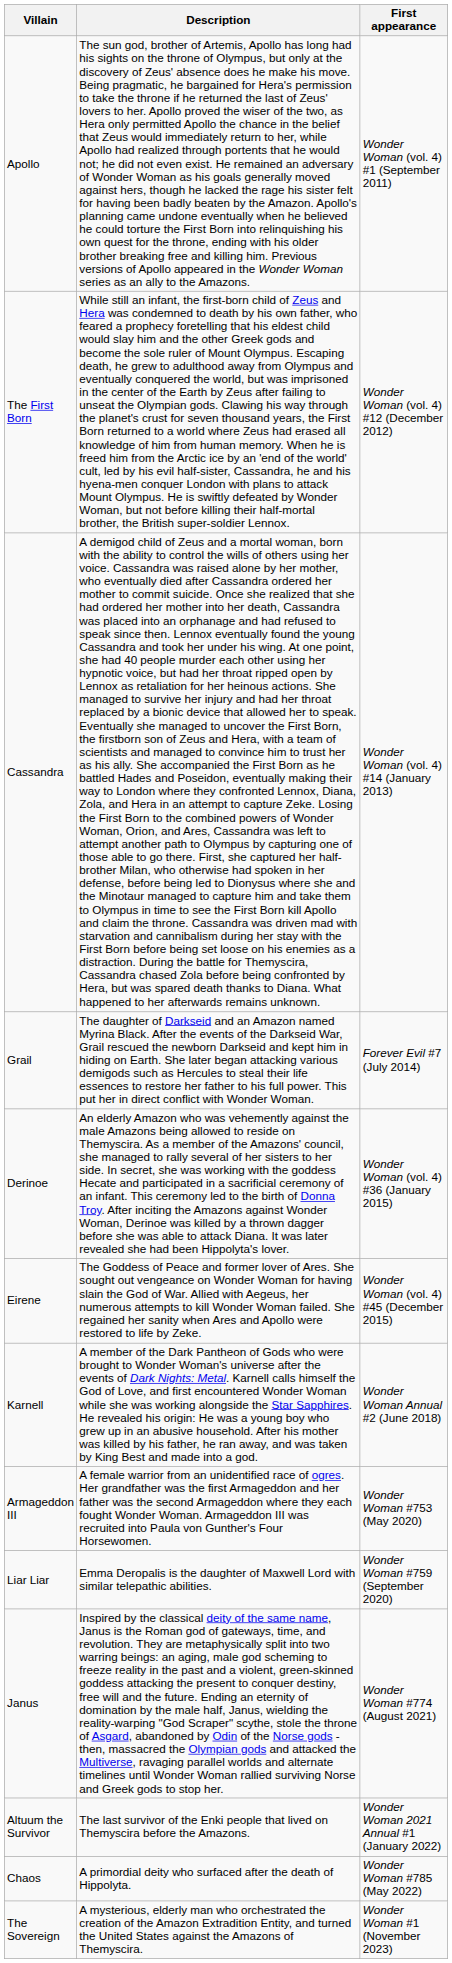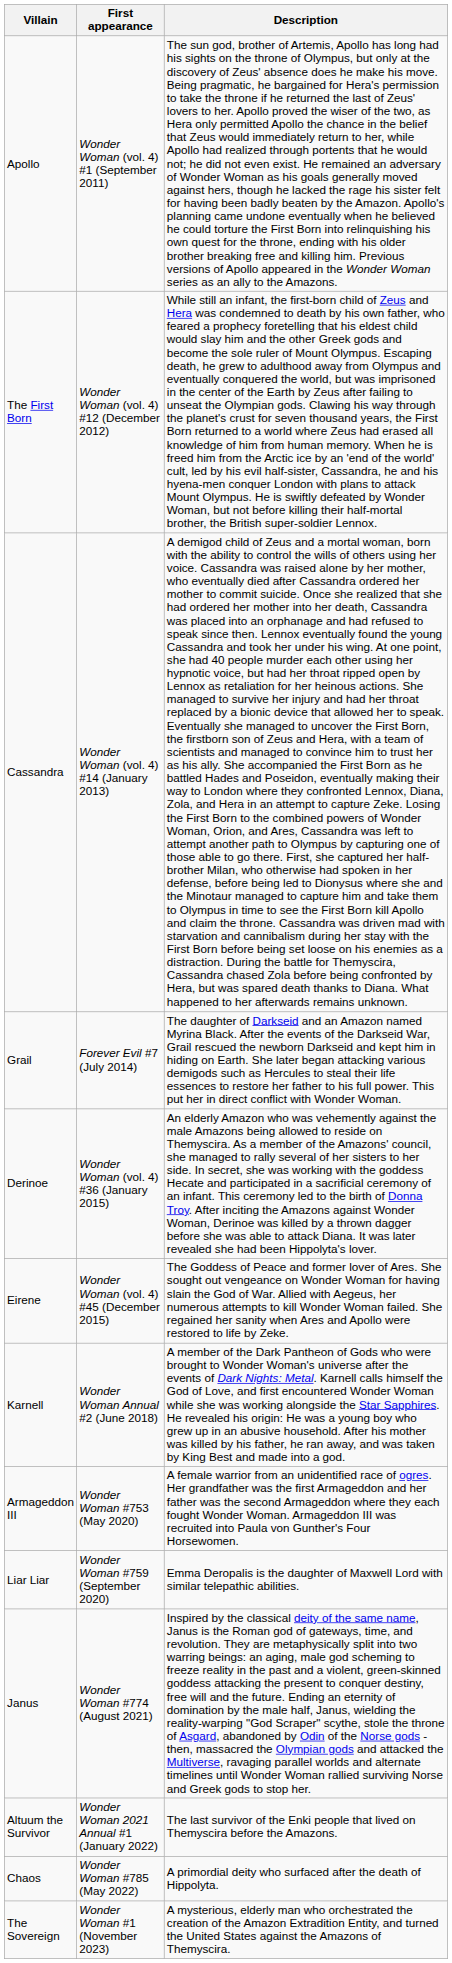columns swapped: (404, 20) <-> (218, 20)
